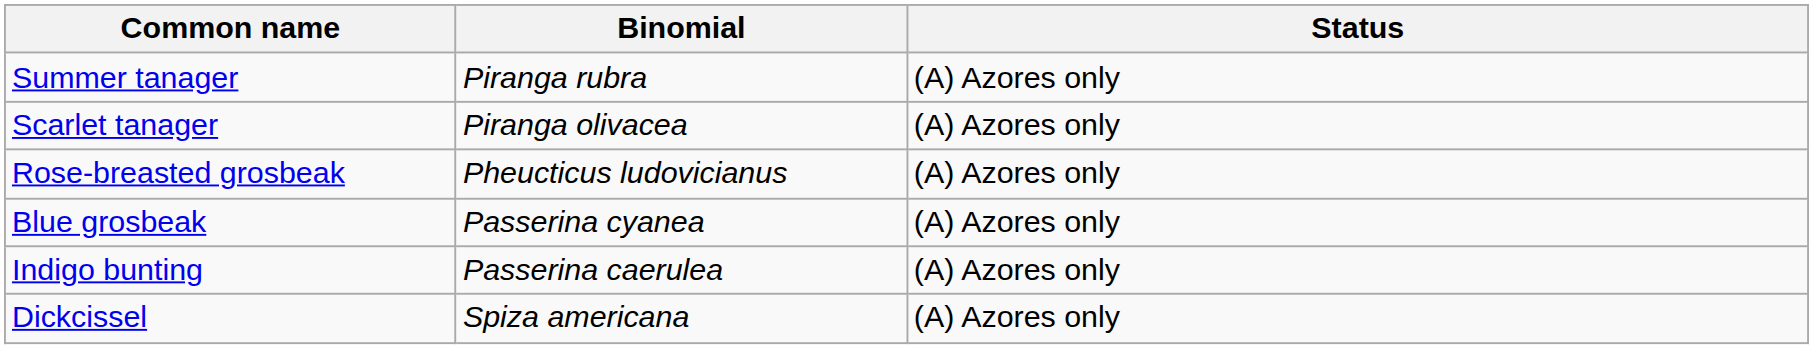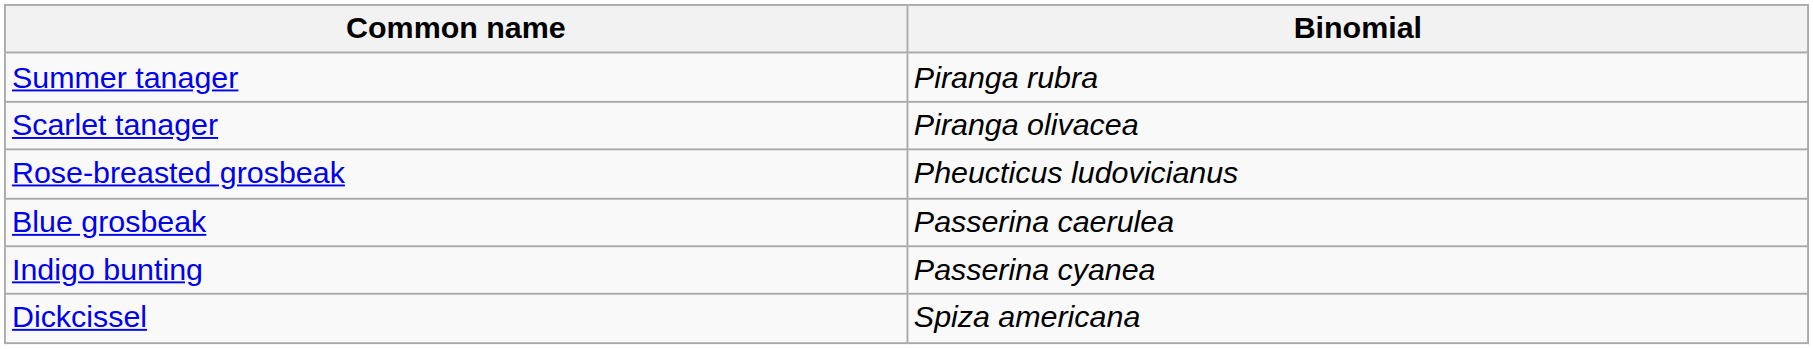- column: (1358, 28)
(584, 221) Passerina cyanea -> (1044, 221) Passerina caerulea
(593, 269) Passerina caerulea -> (1035, 269) Passerina cyanea
